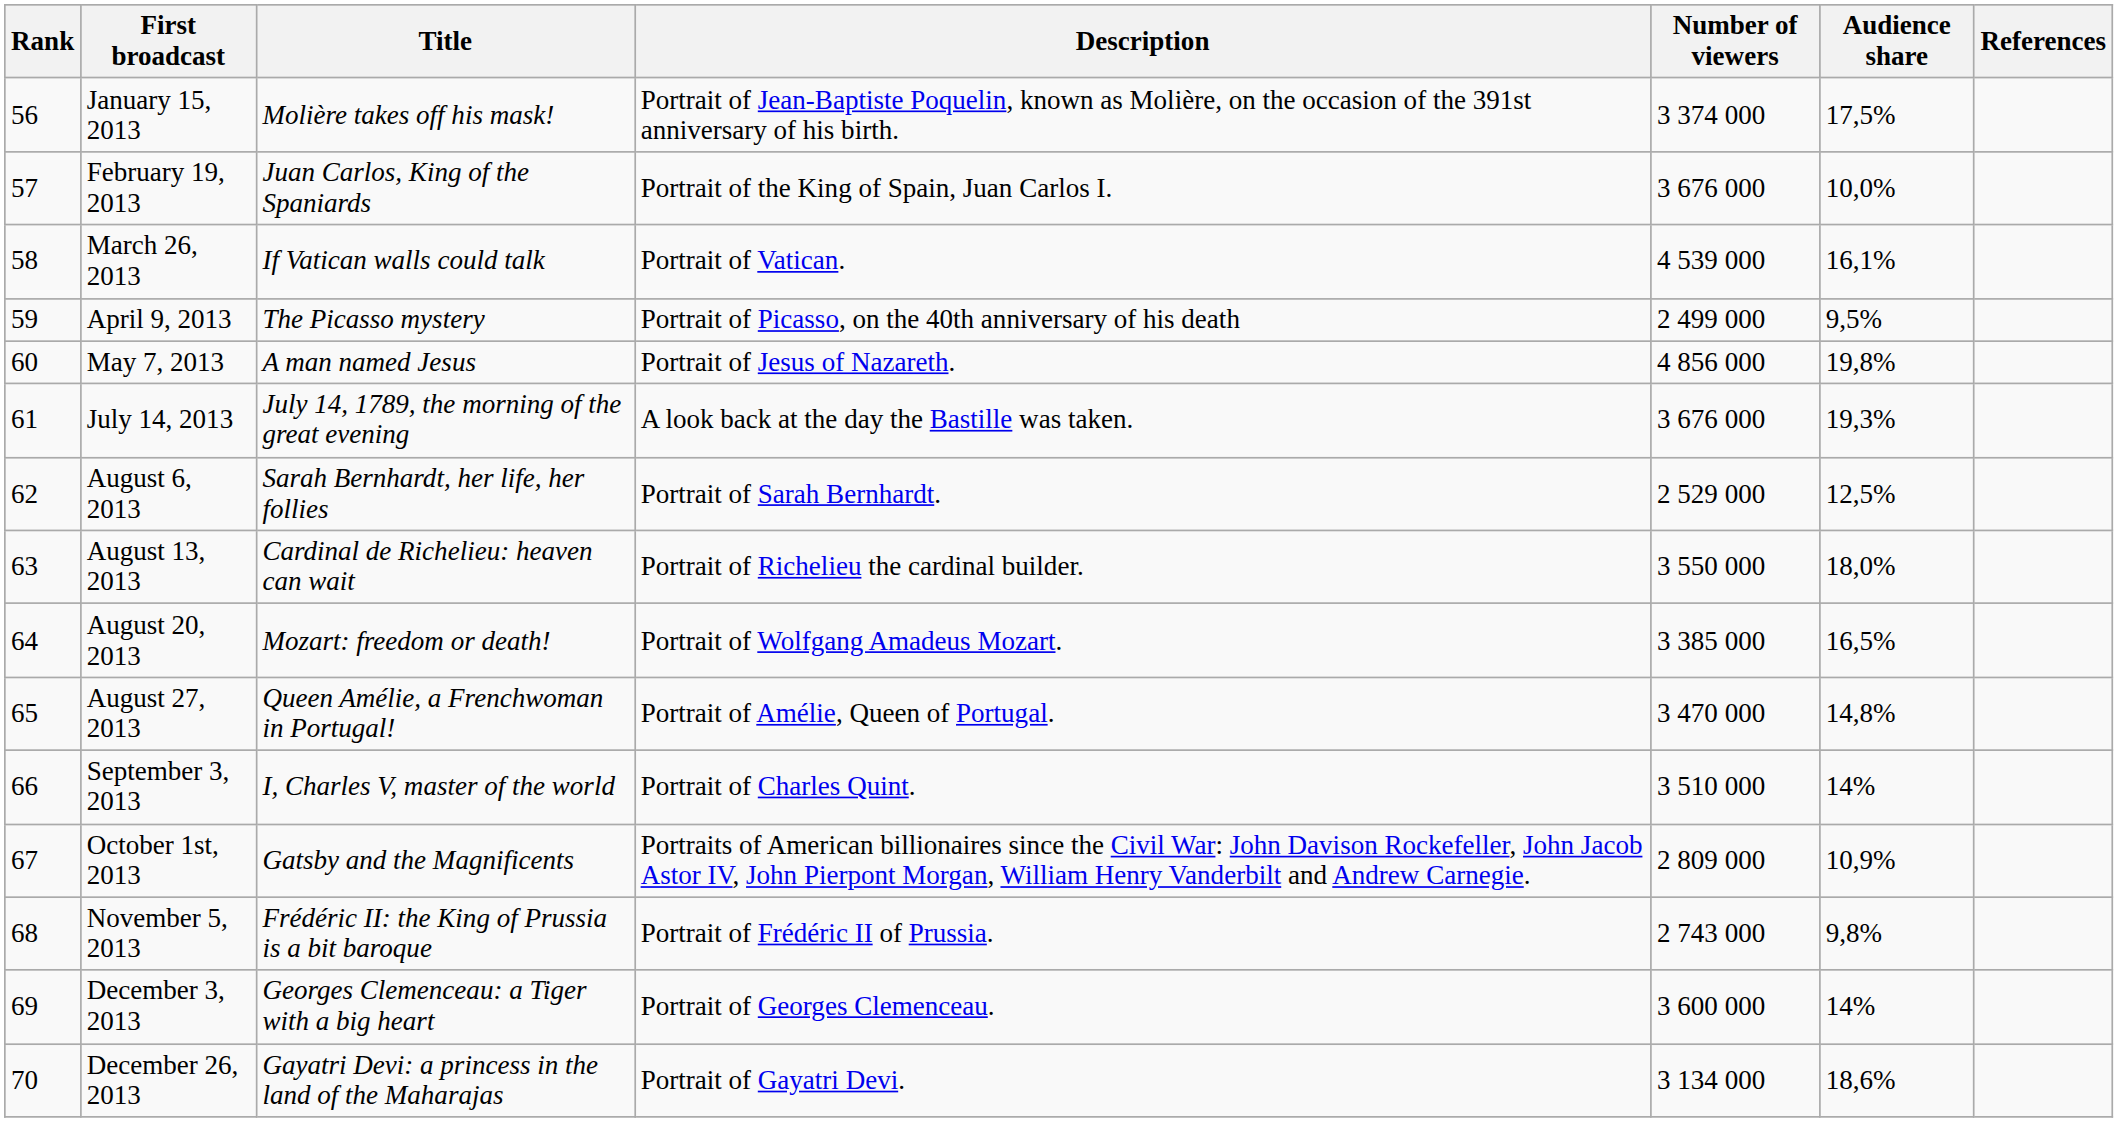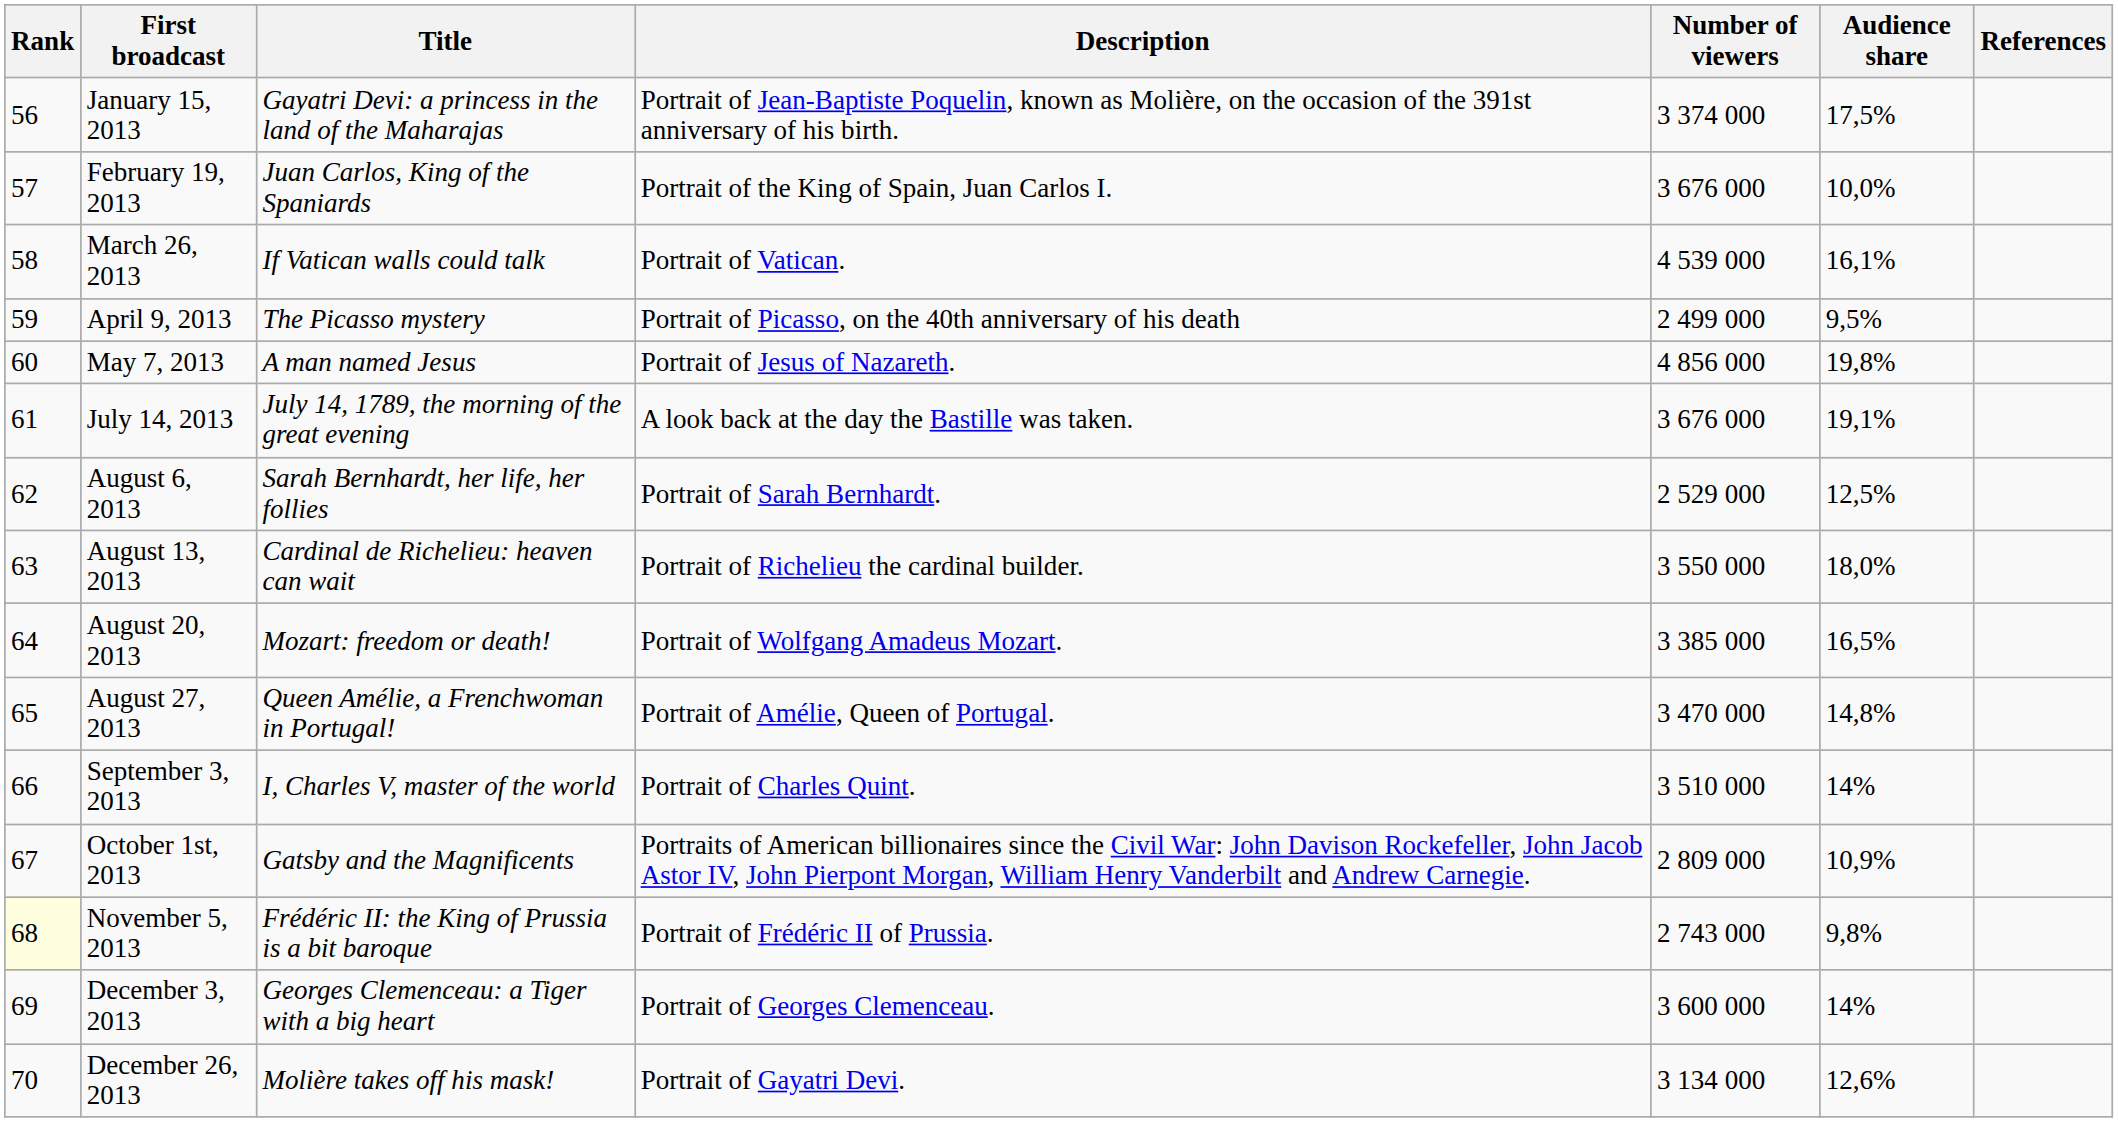(408, 114) Molière takes off his mask! -> (430, 114) Gayatri Devi: a princess in the land of the Maharajas
(1861, 420) 19,3% -> (1861, 420) 19,1%
(25, 933) no background -> (25, 933) lightyellow background
(430, 1079) Gayatri Devi: a princess in the land of the Maharajas -> (408, 1079) Molière takes off his mask!
(1861, 1079) 18,6% -> (1861, 1079) 12,6%
